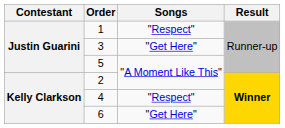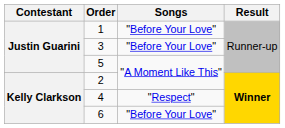(171, 30) "Respect" -> (171, 30) "Before Your Love"
(171, 47) "Get Here" -> (171, 47) "Before Your Love"
(171, 115) "Get Here" -> (171, 115) "Before Your Love"
